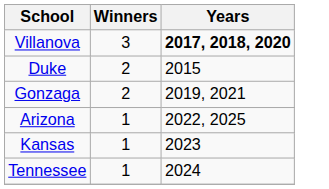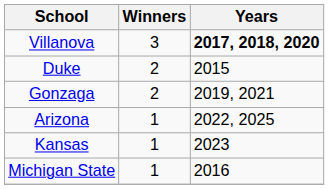+ row: (62, 171)
- row: (47, 171)
